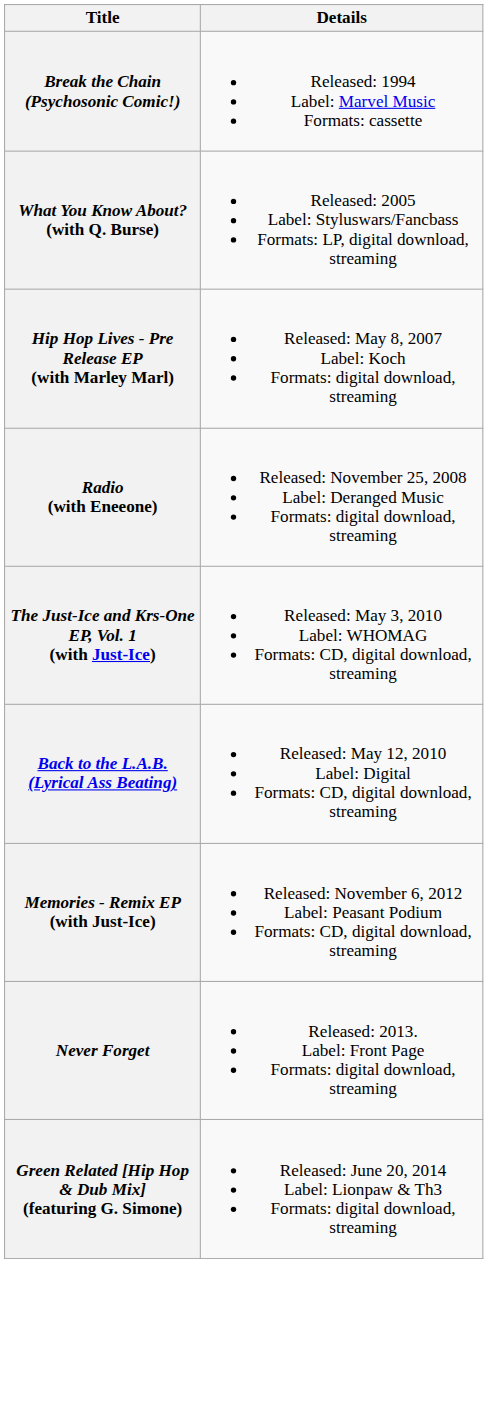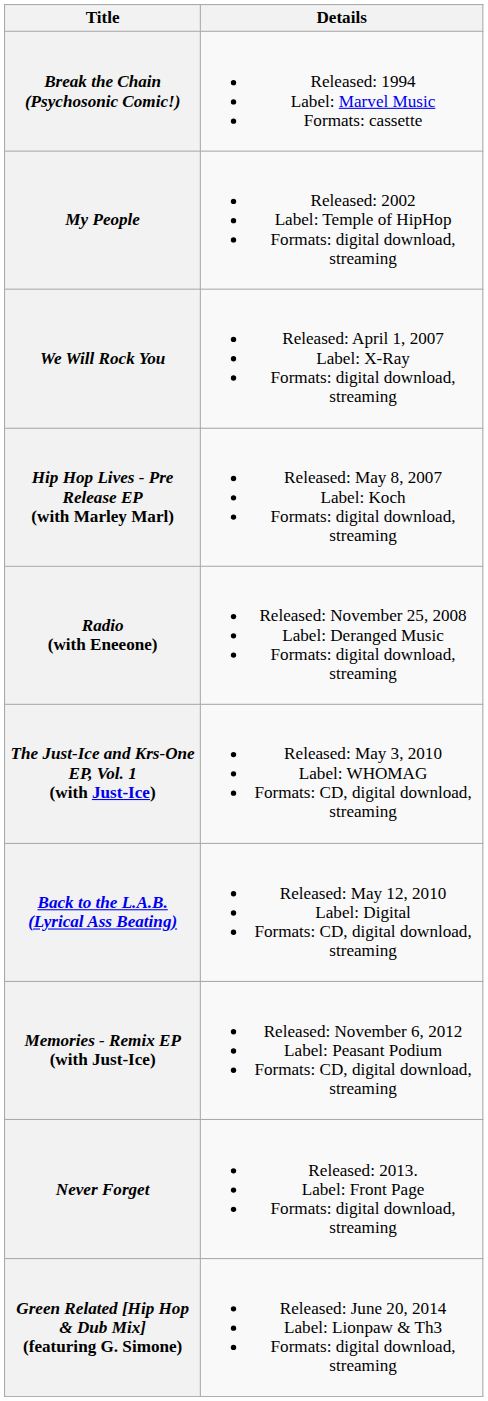+ row: (103, 220)
- row: (103, 220)
+ row: (103, 358)
